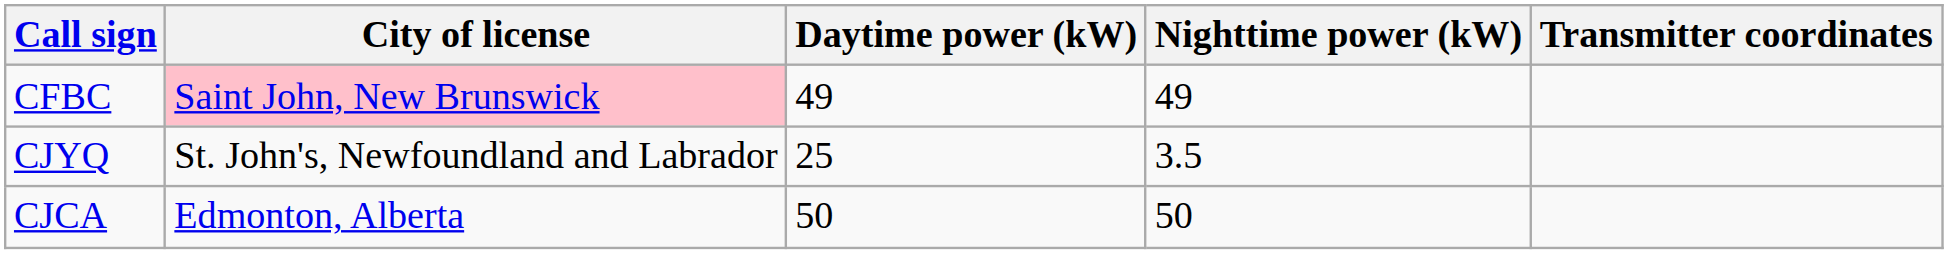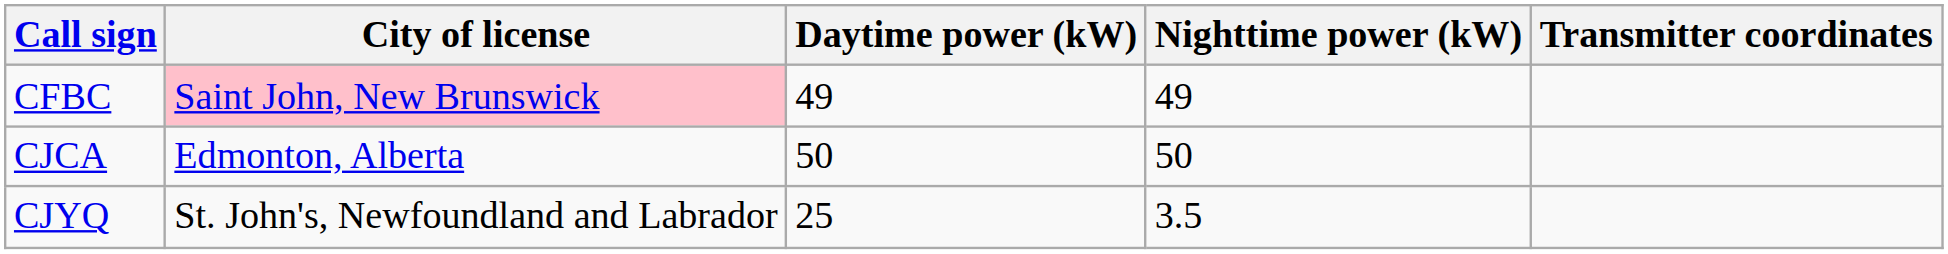rows swapped: (61, 215) <-> (62, 155)
